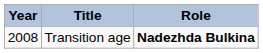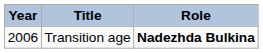(23, 37) 2008 -> (23, 37) 2006
